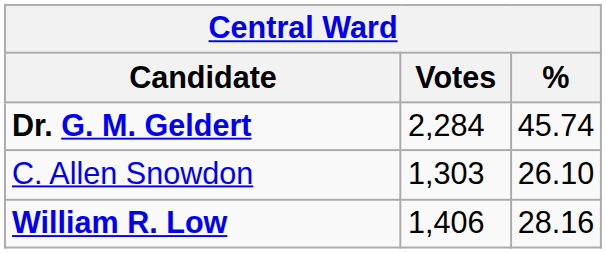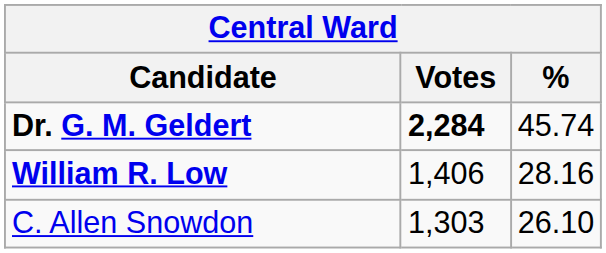(446, 125) normal -> (446, 125) bold
rows swapped: (120, 222) <-> (133, 174)
